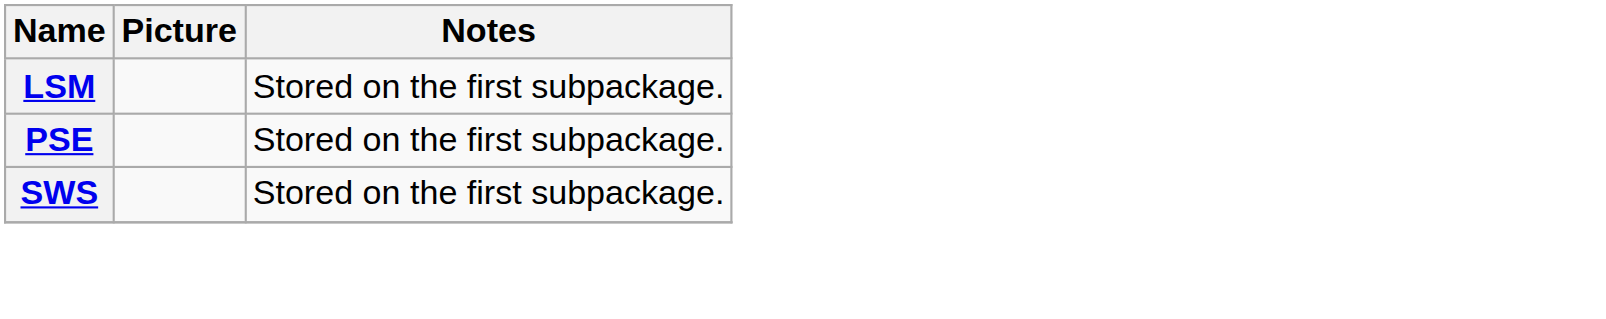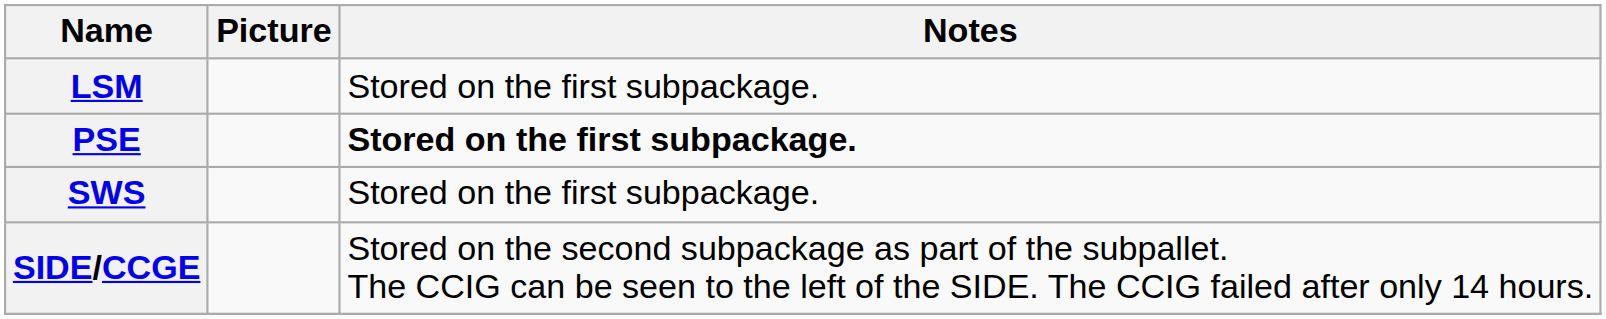(489, 139) normal -> (602, 139) bold
+ row: (107, 266)
